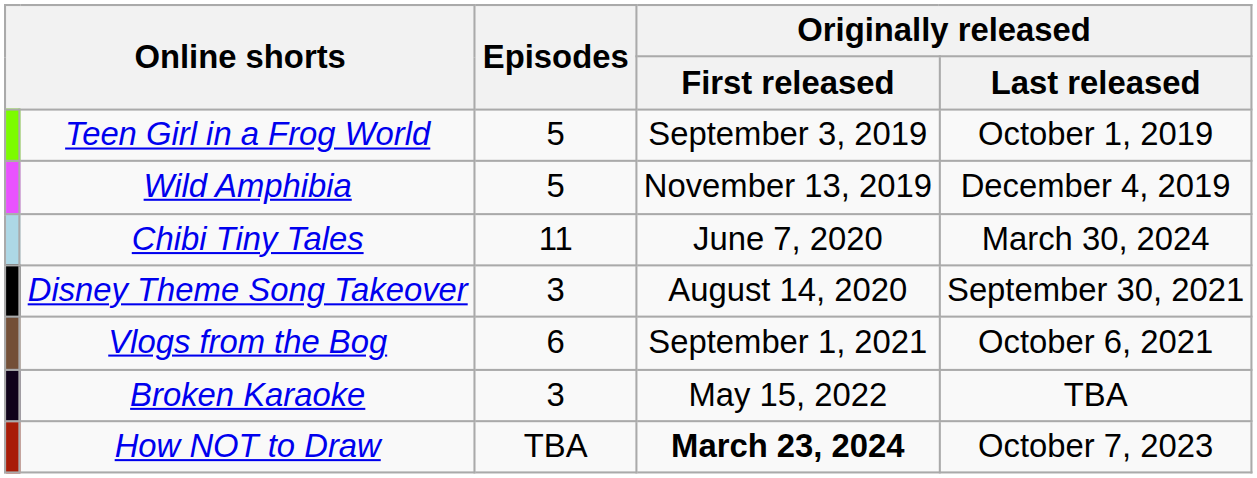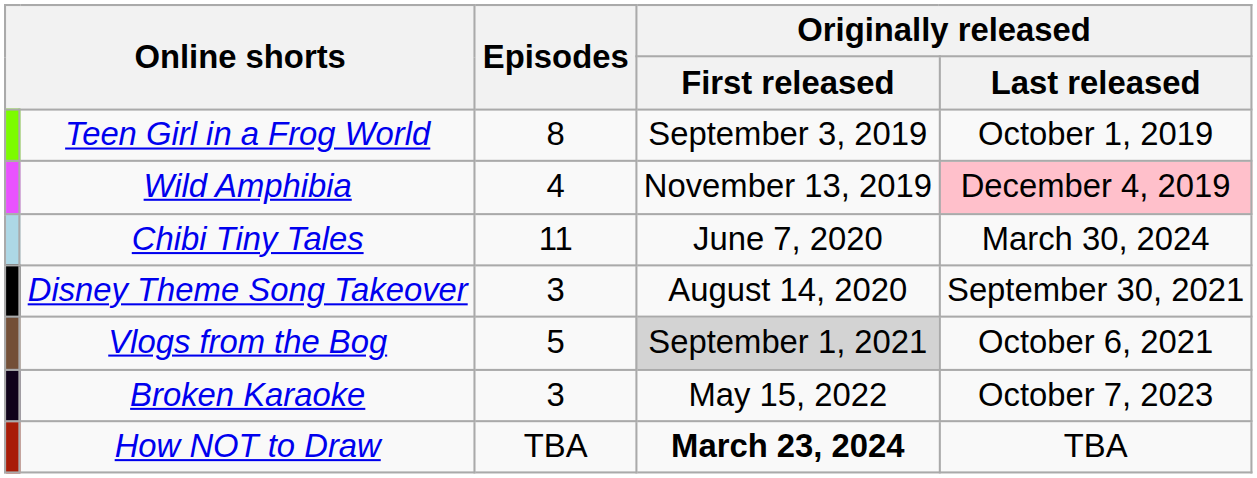(556, 134) 5 -> (556, 134) 8
(556, 186) 5 -> (556, 186) 4
(1096, 186) no background -> (1096, 186) pink background
(556, 342) 6 -> (556, 342) 5
(788, 342) no background -> (788, 342) lightgrey background
(1096, 394) TBA -> (1096, 394) October 7, 2023
(1096, 446) October 7, 2023 -> (1096, 446) TBA
